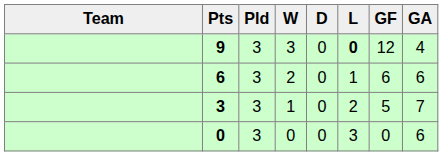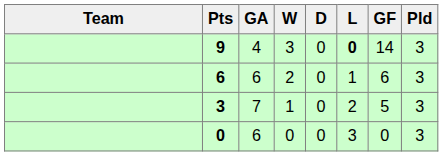columns swapped: (257, 19) <-> (420, 19)
(386, 48) 12 -> (385, 48) 14
